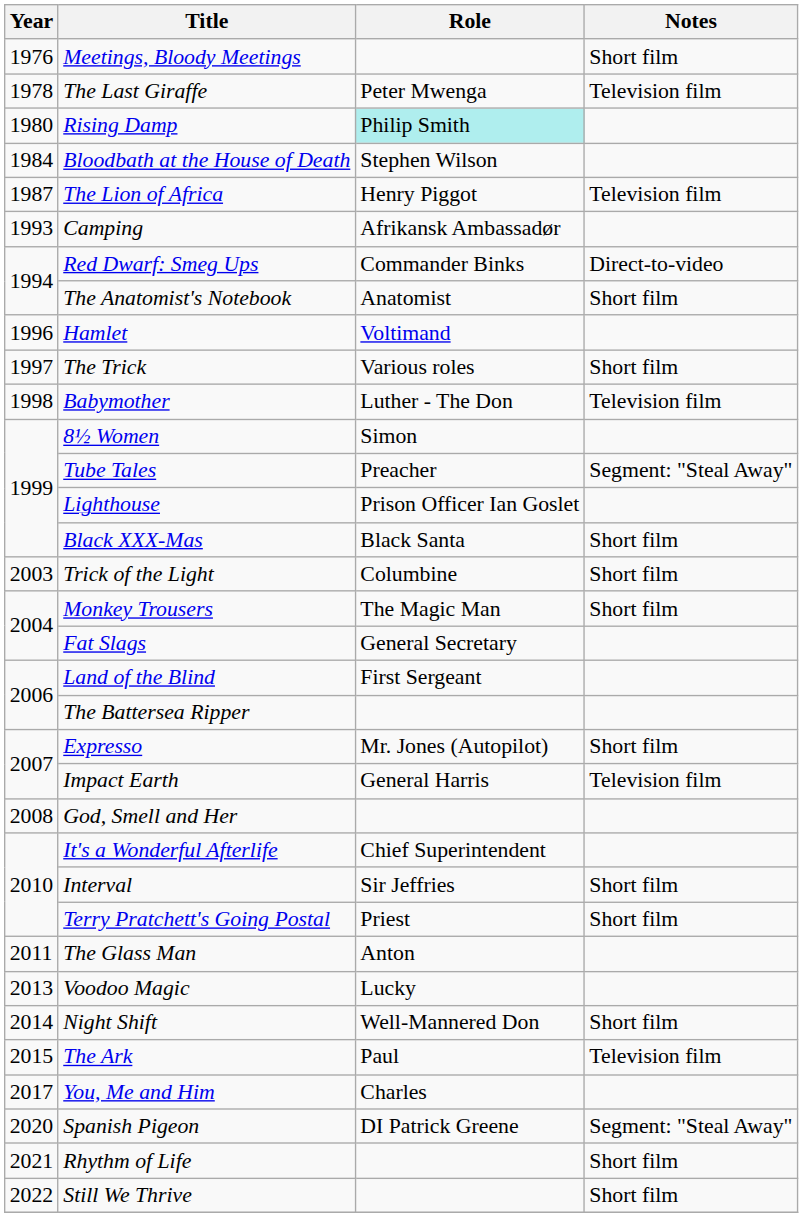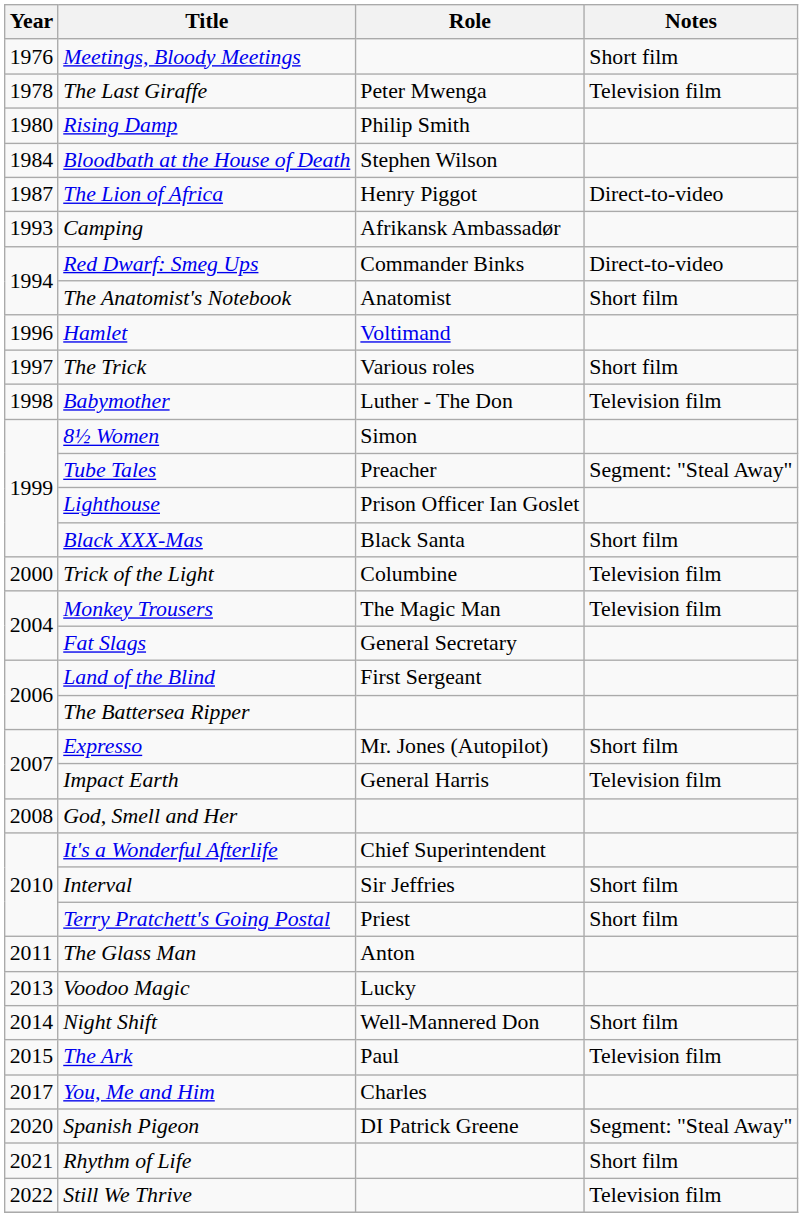(415, 125) paleturquoise background -> (415, 125) no background
(655, 194) Television film -> (656, 194) Direct-to-video
(31, 573) 2003 -> (31, 573) 2000
(634, 573) Short film -> (655, 573) Television film
(634, 608) Short film -> (655, 608) Television film
(634, 1195) Short film -> (655, 1195) Television film
